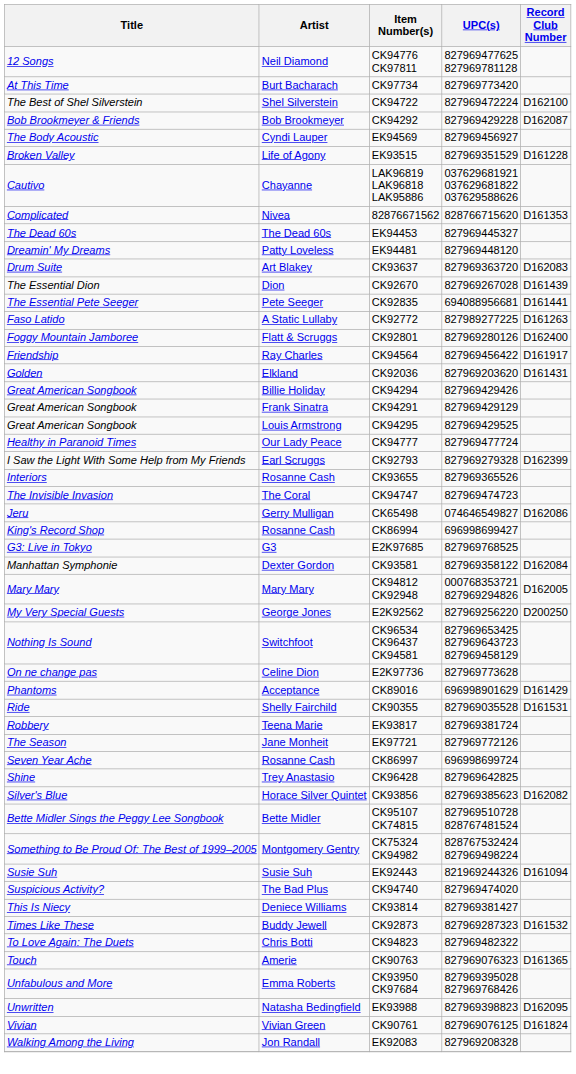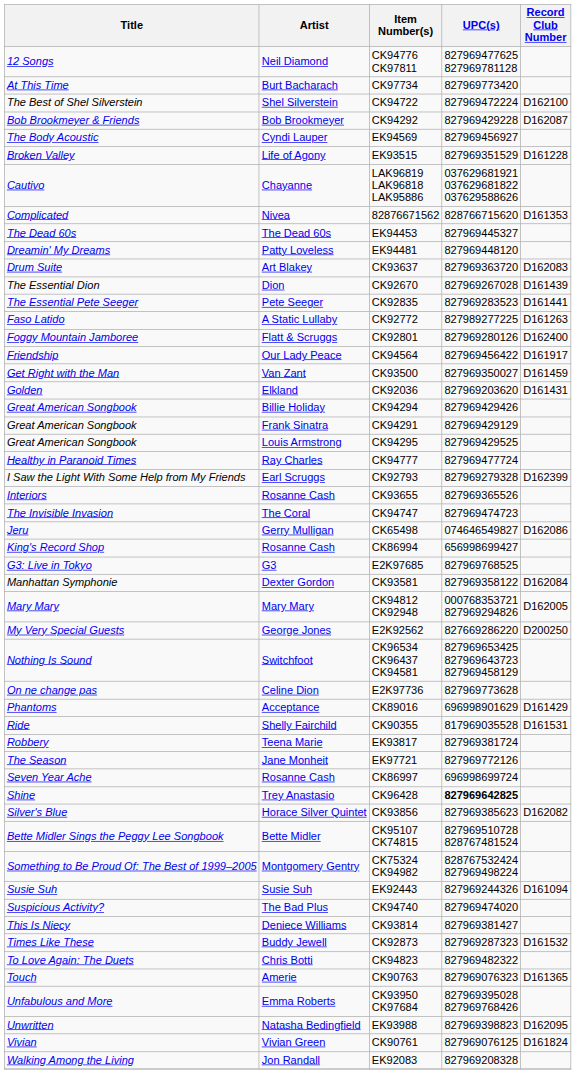(481, 302) 694088956681 -> (481, 302) 827969283523
(292, 355) Ray Charles -> (302, 355) Our Lady Peace
+ row: (395, 373)
(302, 443) Our Lady Peace -> (292, 460) Ray Charles
(481, 530) 696998699427 -> (481, 548) 656998699427
(481, 613) 827969256220 -> (481, 630) 827669286220
(481, 707) 827969035528 -> (481, 725) 817969035528
(481, 777) normal -> (481, 795) bold
(481, 872) 821969244326 -> (481, 890) 827969244326
